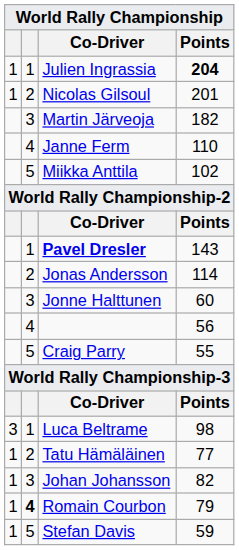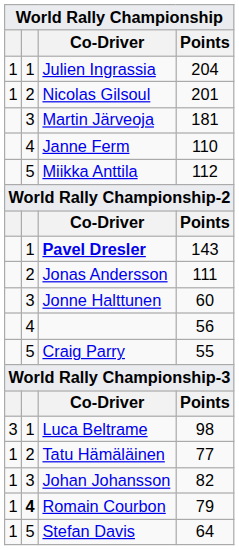(205, 69) bold -> (205, 69) normal
(205, 120) 182 -> (205, 120) 181
(205, 171) 102 -> (205, 171) 112
(205, 274) 114 -> (205, 274) 111
(205, 532) 59 -> (205, 532) 64
